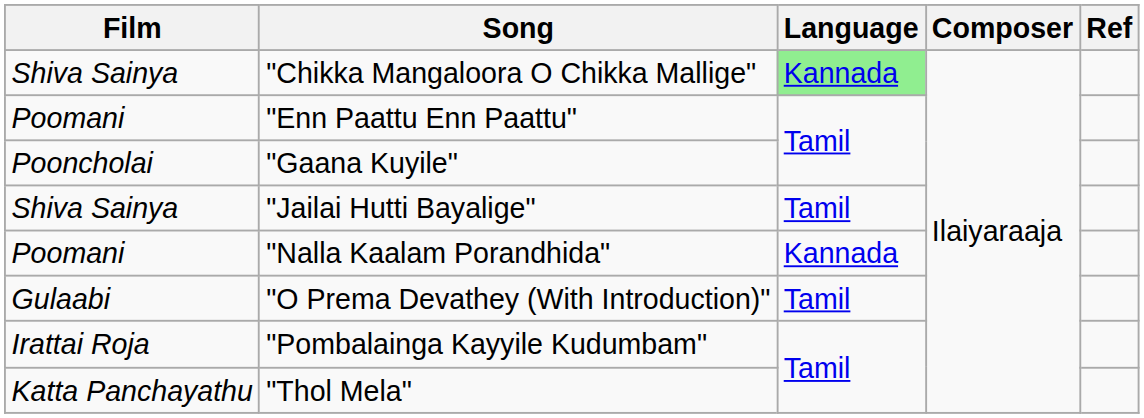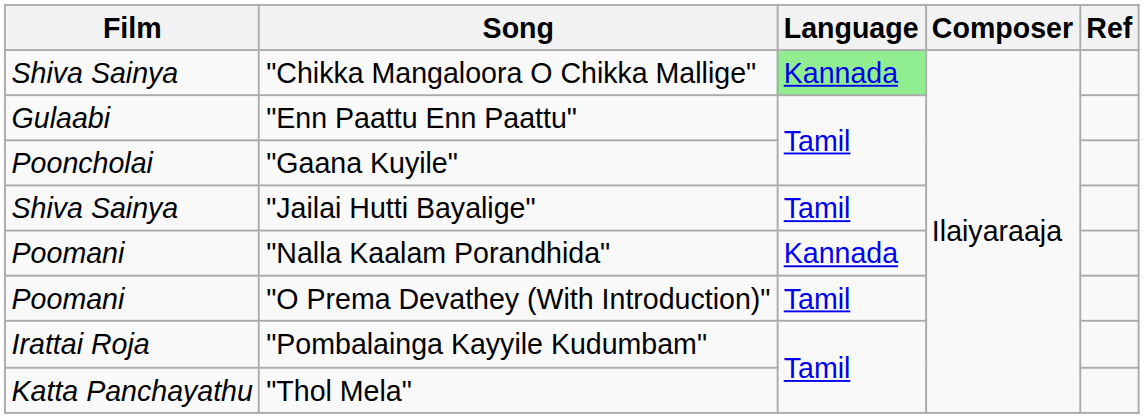(68, 118) Poomani -> (61, 118) Gulaabi
(61, 299) Gulaabi -> (68, 299) Poomani
